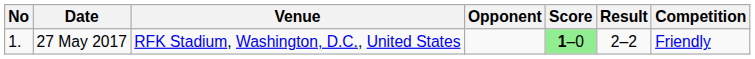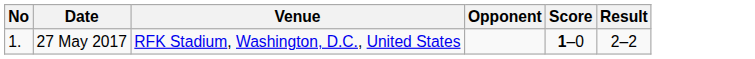- column: (701, 16)
(571, 41) lightgreen background -> (571, 41) no background
